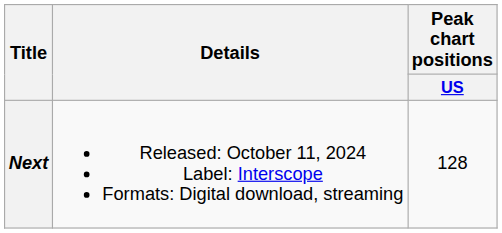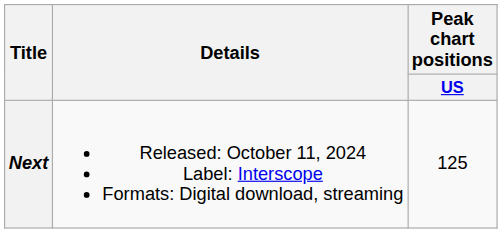(452, 163) 128 -> (452, 163) 125
